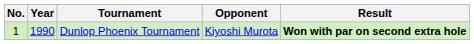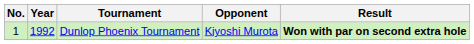(42, 31) 1990 -> (42, 31) 1992
